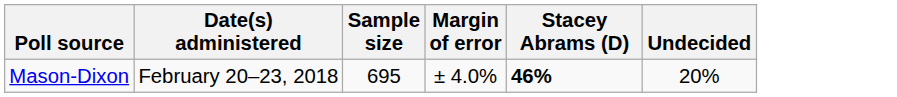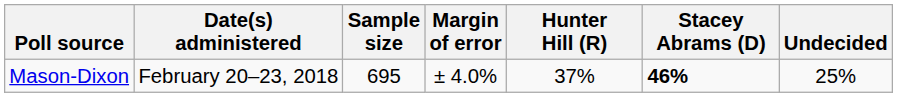+ column: (575, 32)
(699, 75) 20% -> (836, 75) 25%
